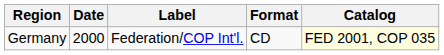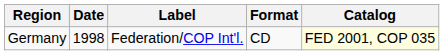(89, 38) 2000 -> (89, 38) 1998
